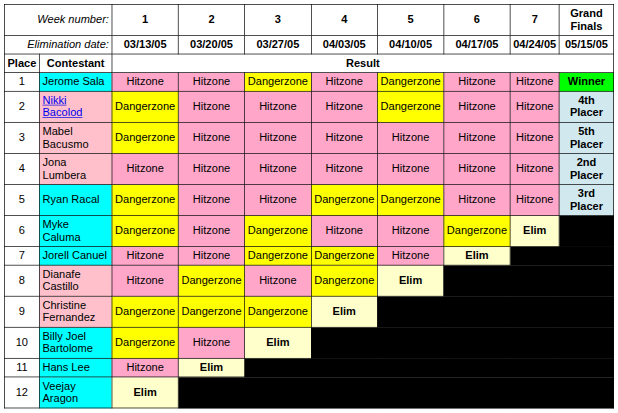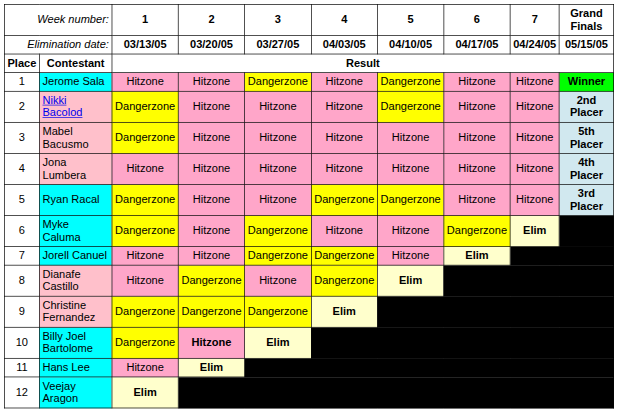(586, 106) 4th Placer -> (586, 106) 2nd Placer
(586, 169) 2nd Placer -> (586, 169) 4th Placer
(212, 342) normal -> (212, 342) bold
